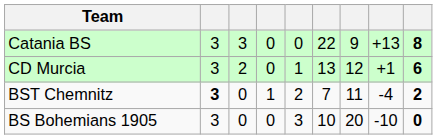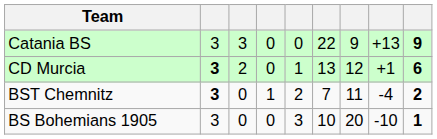(417, 43) 8 -> (417, 43) 9
(215, 69) normal -> (215, 69) bold
(417, 120) 0 -> (417, 120) 1
